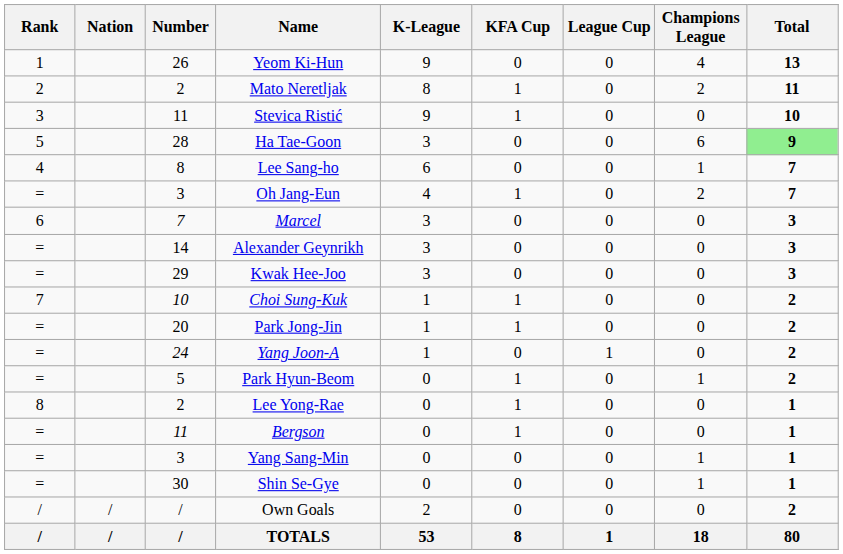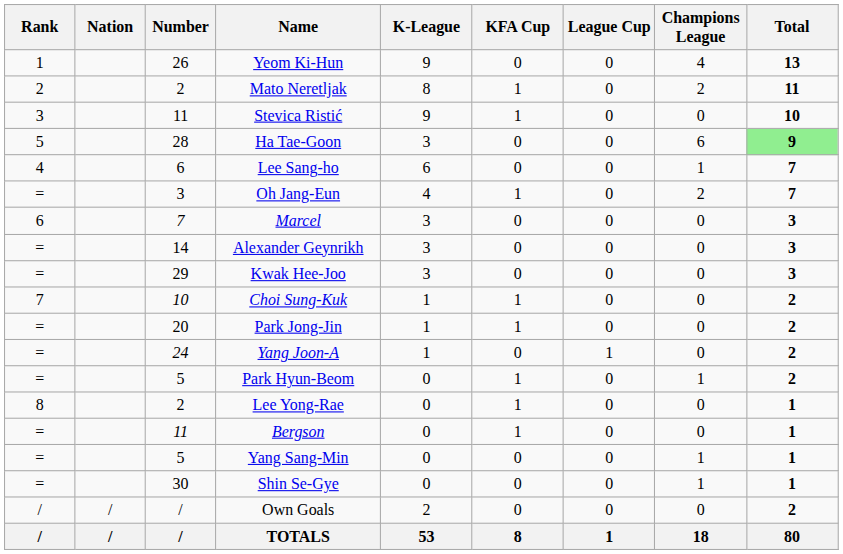(181, 168) 8 -> (181, 168) 6
(181, 457) 3 -> (181, 457) 5
